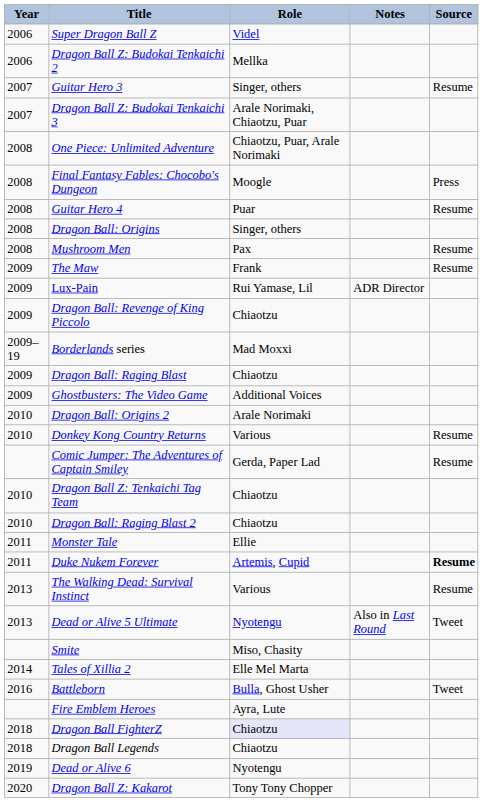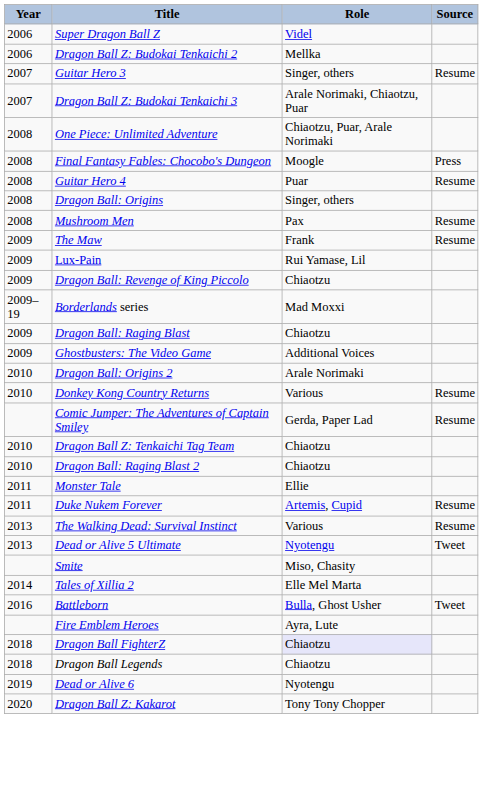- column: (390, 14)
(454, 562) bold -> (455, 505) normal
